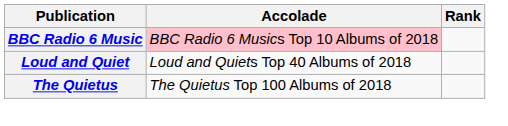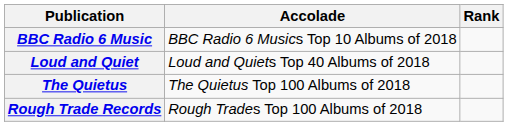(294, 39) pink background -> (312, 39) no background
+ row: (85, 109)
